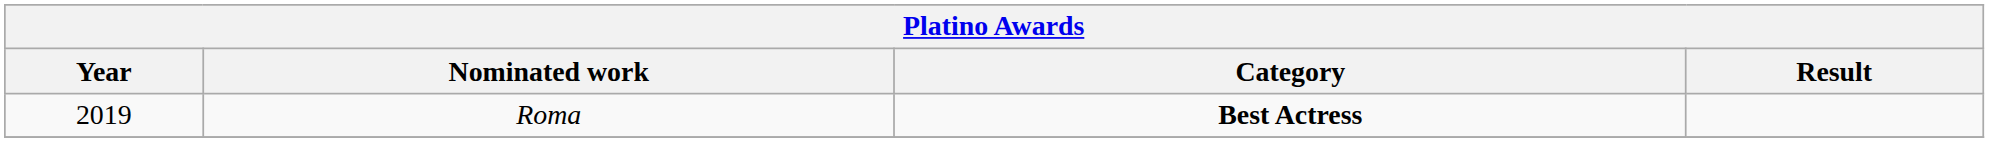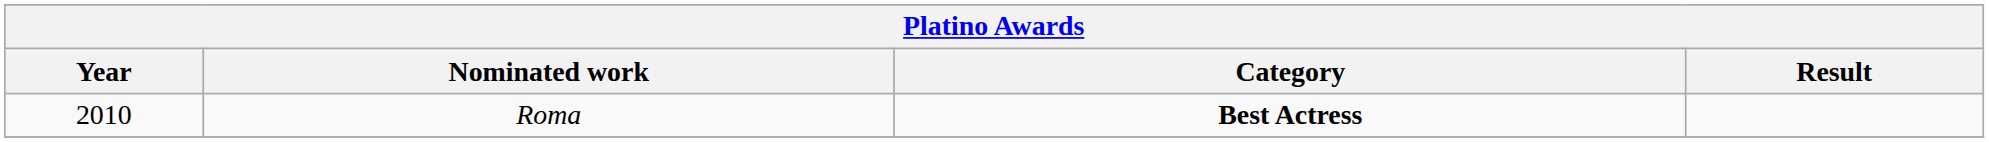(104, 114) 2019 -> (104, 114) 2010
